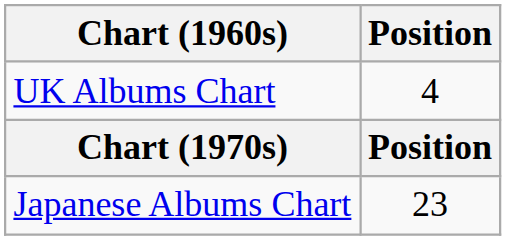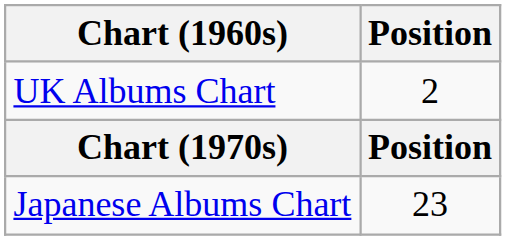(430, 90) 4 -> (430, 90) 2
